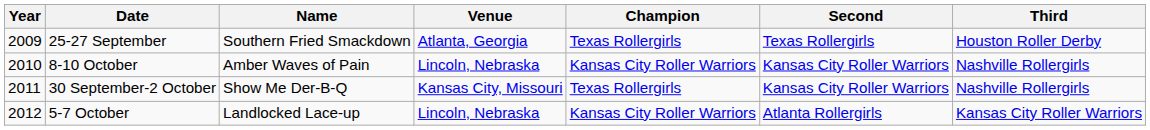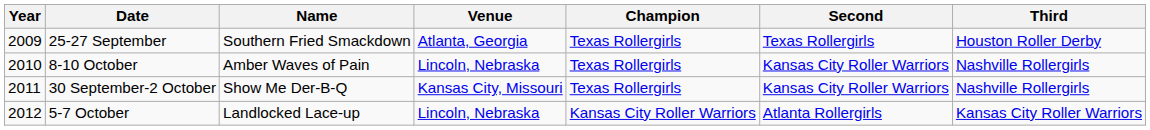(663, 64) Kansas City Roller Warriors -> (625, 64) Texas Rollergirls
